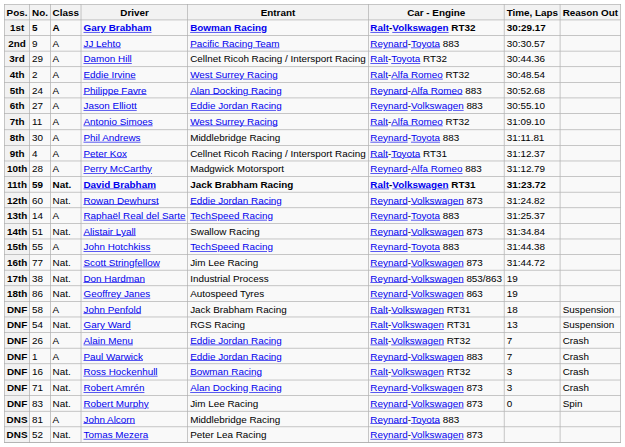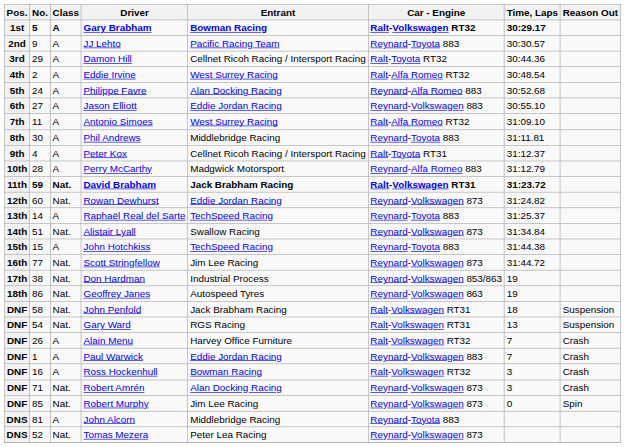(38, 247) 55 -> (38, 247) 15
(56, 310) A -> (62, 310) Nat.
(236, 341) Eddie Jordan Racing -> (241, 341) Harvey Office Furniture
(62, 372) Nat. -> (56, 372) A
(38, 403) 83 -> (38, 403) 85
